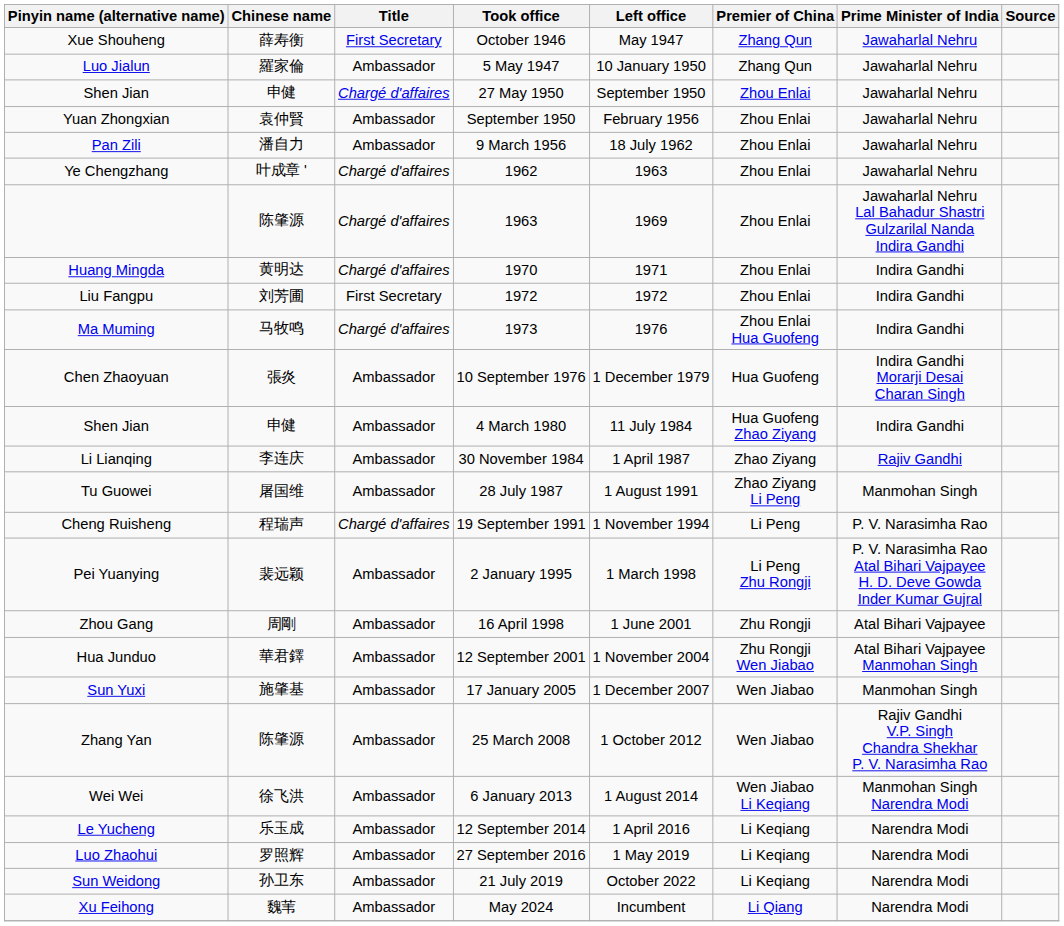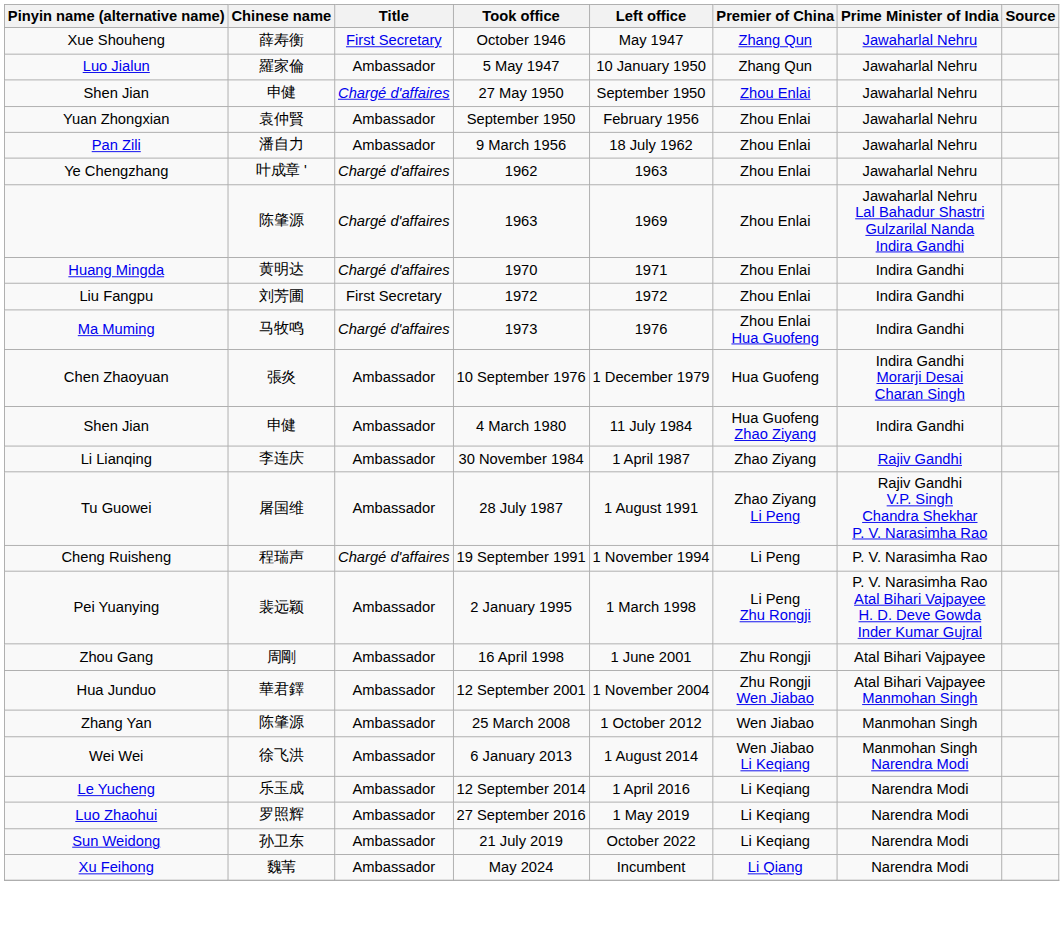(920, 492) Manmohan Singh -> (920, 508) Rajiv Gandhi V.P. Singh Chandra Shekhar P. V. Narasimha Rao
- row: (521, 690)
(920, 739) Rajiv Gandhi V.P. Singh Chandra Shekhar P. V. Narasimha Rao -> (920, 723) Manmohan Singh
